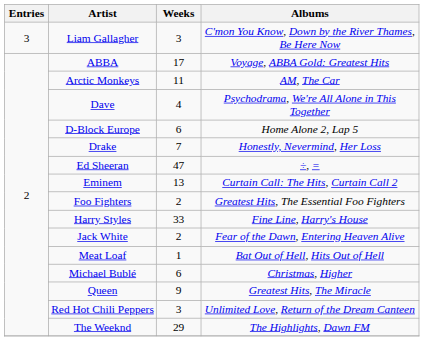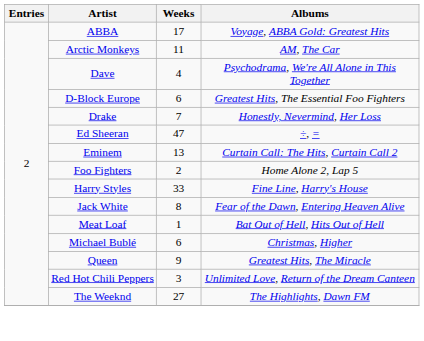- row: (103, 37)
(310, 129) Home Alone 2, Lap 5 -> (310, 98) Greatest Hits, The Essential Foo Fighters
(310, 201) Greatest Hits, The Essential Foo Fighters -> (310, 170) Home Alone 2, Lap 5
(179, 237) 2 -> (179, 206) 8
(179, 327) 29 -> (179, 296) 27
